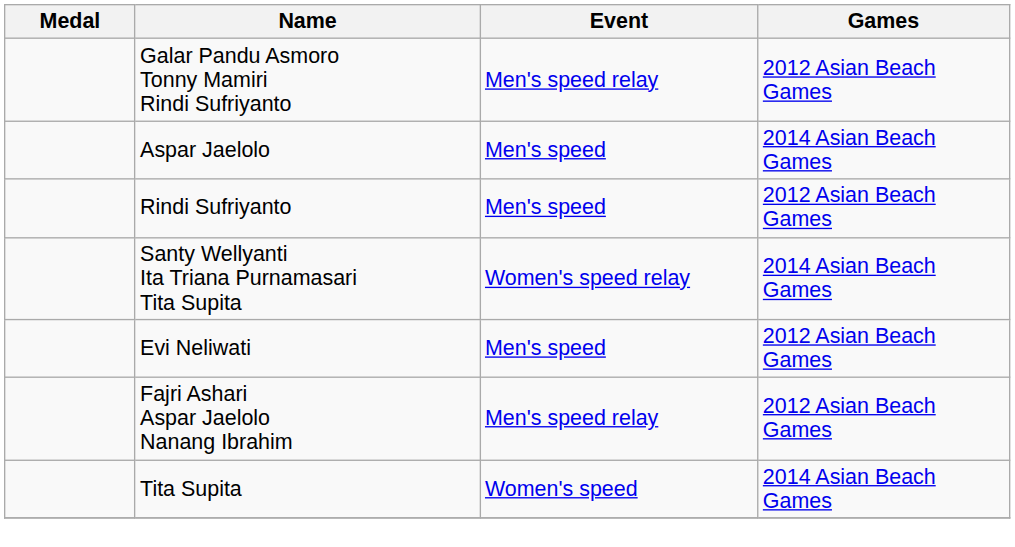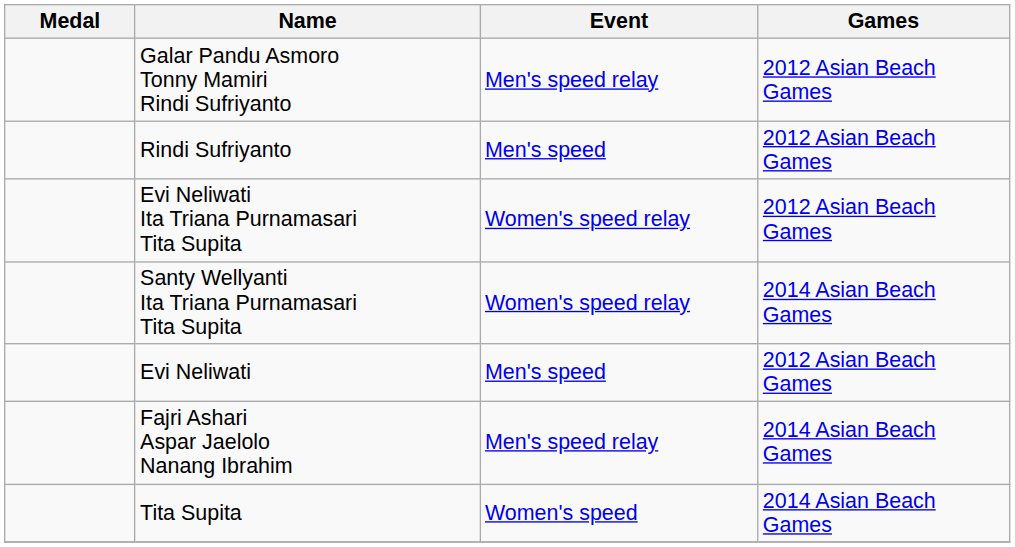- row: (205, 149)
+ row: (249, 219)
(849, 418) 2012 Asian Beach Games -> (849, 442) 2014 Asian Beach Games
